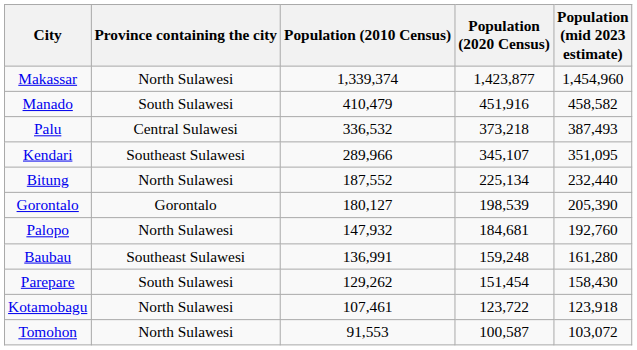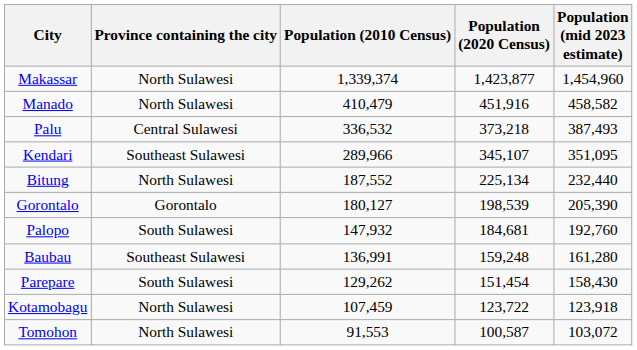(186, 104) South Sulawesi -> (186, 104) North Sulawesi
(186, 230) North Sulawesi -> (186, 230) South Sulawesi
(368, 306) 107,461 -> (368, 306) 107,459
